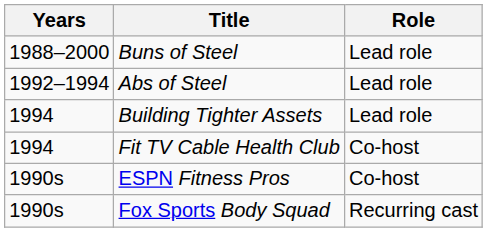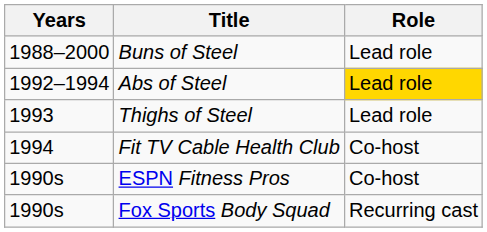(391, 83) no background -> (391, 83) gold background
+ row: (185, 115)
- row: (220, 115)
